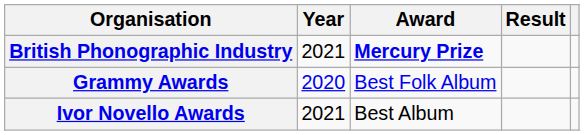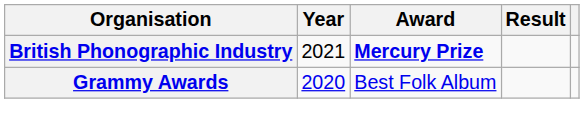- row: (151, 113)
